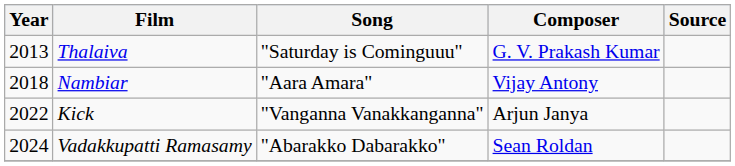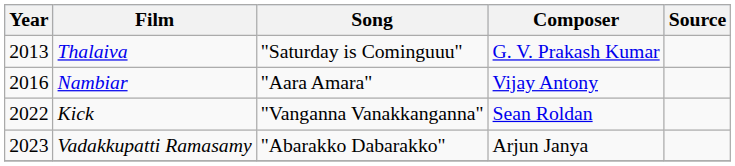(29, 82) 2018 -> (29, 82) 2016
(540, 113) Arjun Janya -> (543, 113) Sean Roldan
(29, 144) 2024 -> (29, 144) 2023
(543, 144) Sean Roldan -> (540, 144) Arjun Janya
